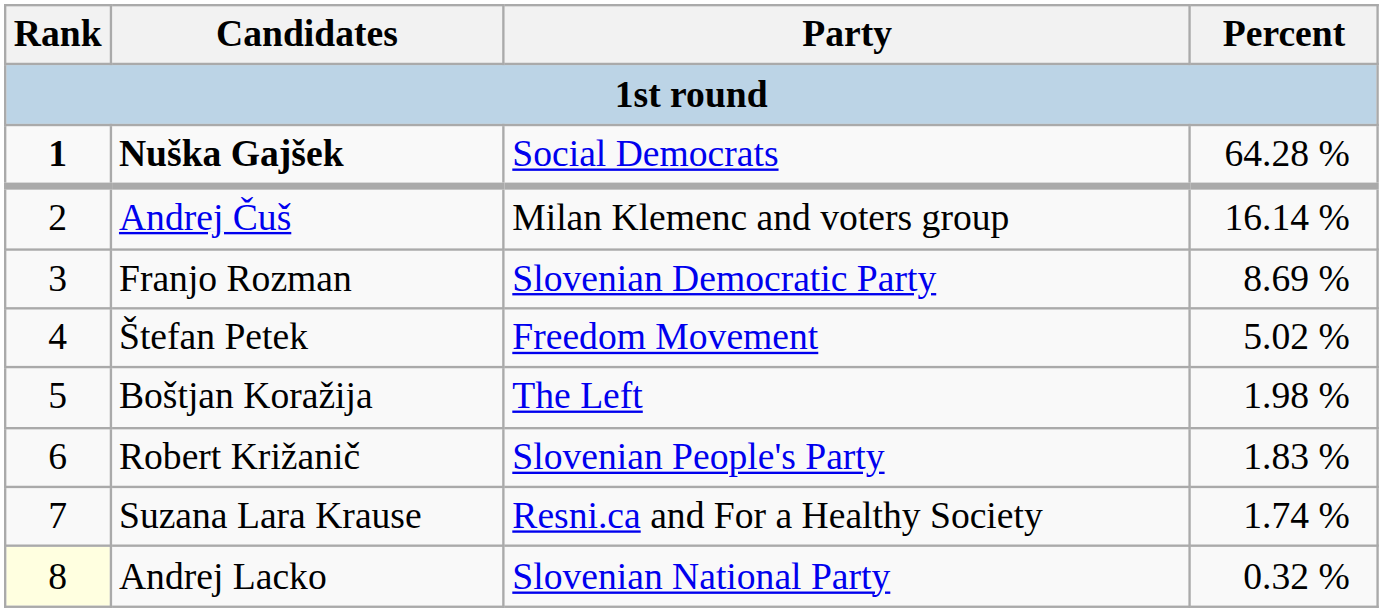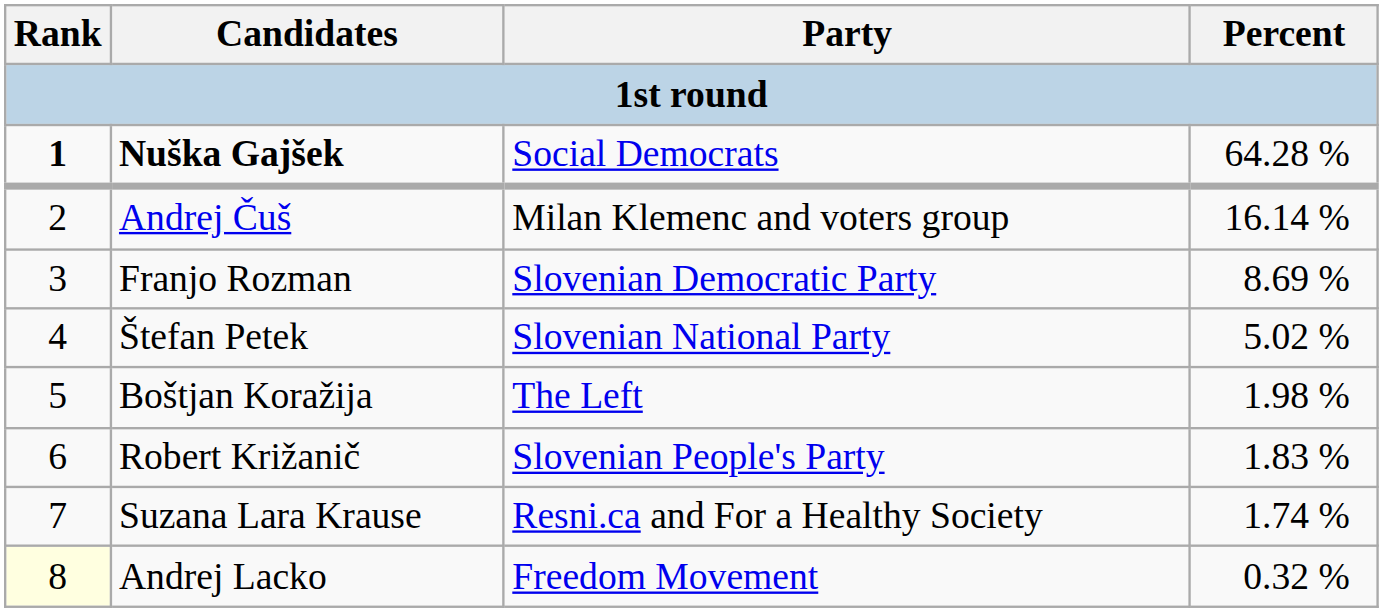(665, 337) Freedom Movement -> (701, 337) Slovenian National Party
(701, 575) Slovenian National Party -> (665, 575) Freedom Movement
